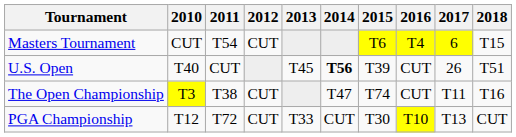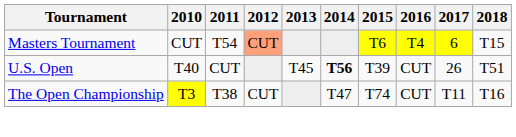(263, 43) no background -> (263, 43) lightsalmon background
- row: (70, 119)
